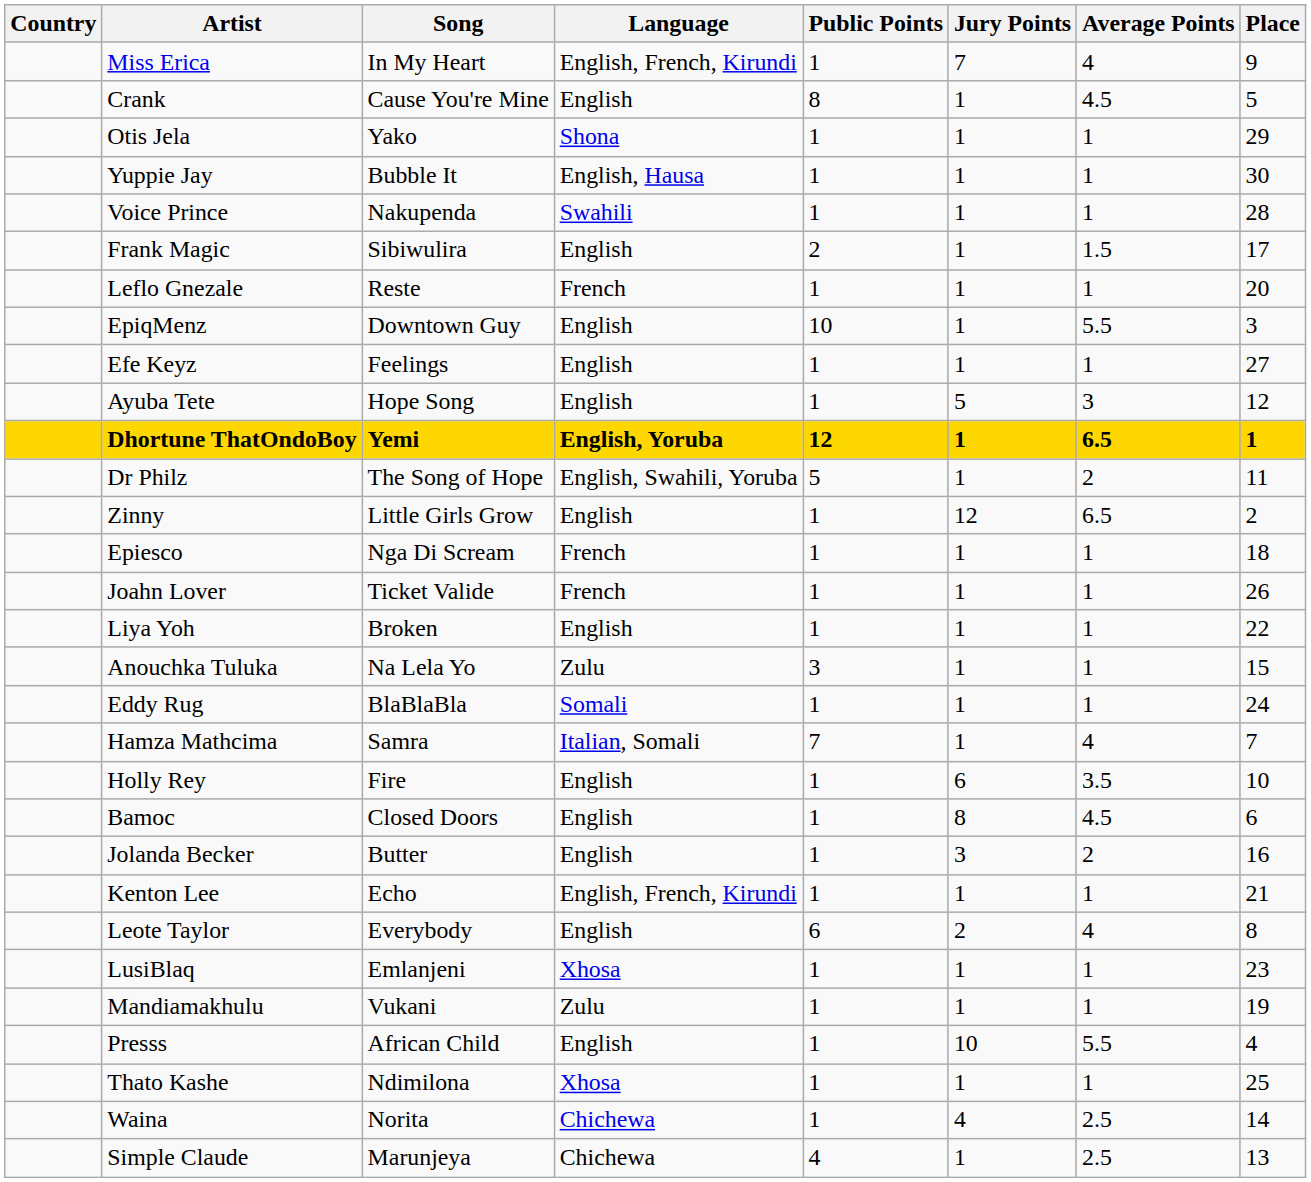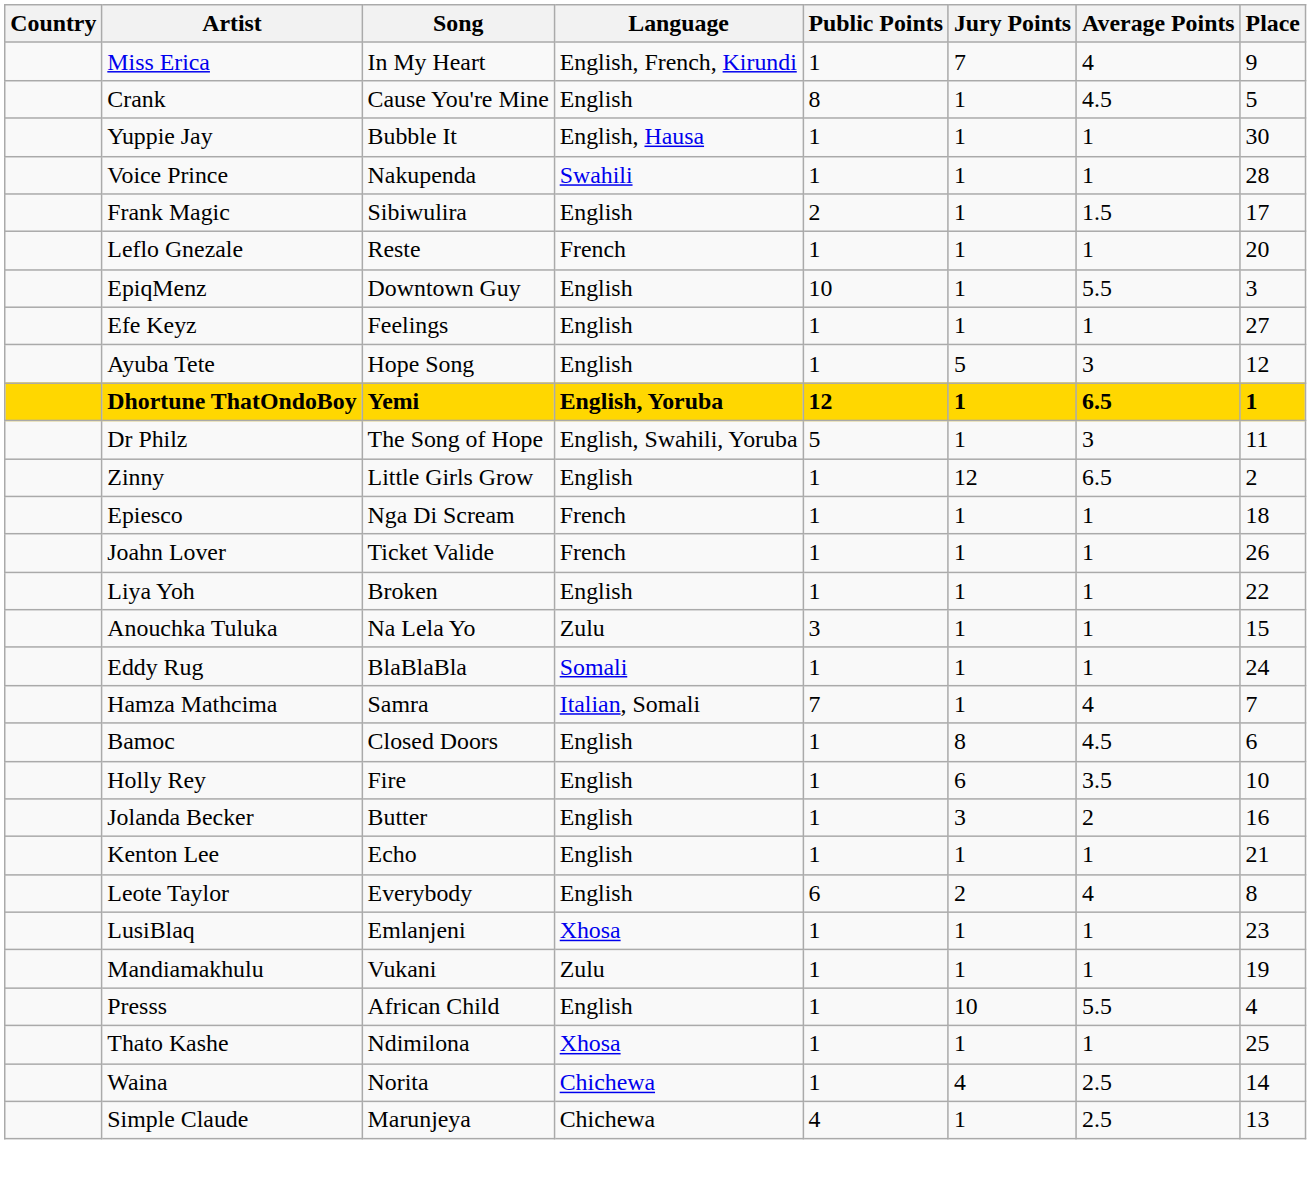- row: (149, 136)
(1088, 477) 2 -> (1088, 439) 3
rows swapped: (141, 817) <-> (157, 779)
(678, 893) English, French, Kirundi -> (596, 855) English
